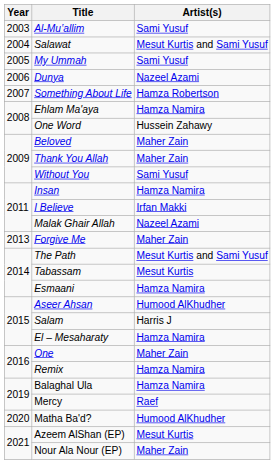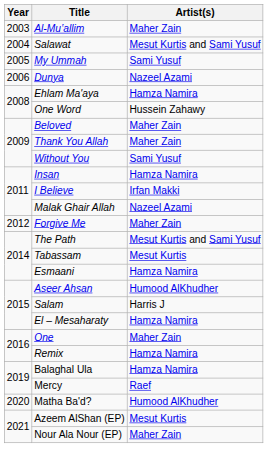(162, 28) Sami Yusuf -> (155, 28) Maher Zain
- row: (83, 93)
(18, 239) 2013 -> (18, 223) 2012
